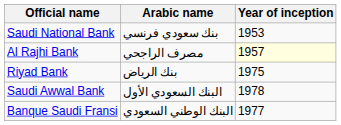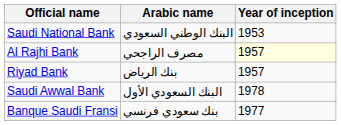(170, 33) بنك سعودي فرنسي -> (178, 33) البنك الوطني السعودي
(251, 72) 1975 -> (251, 72) 1957
(178, 111) البنك الوطني السعودي -> (170, 111) بنك سعودي فرنسي
